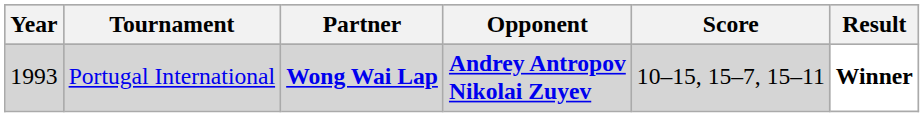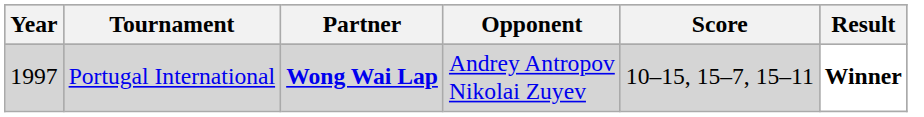(34, 77) 1993 -> (34, 77) 1997
(537, 77) bold -> (532, 77) normal
